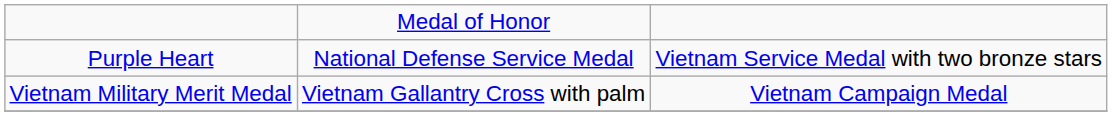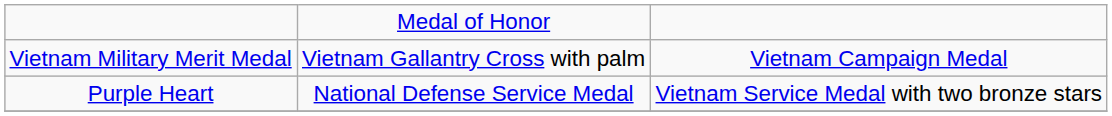rows swapped: (151, 57) <-> (151, 93)
